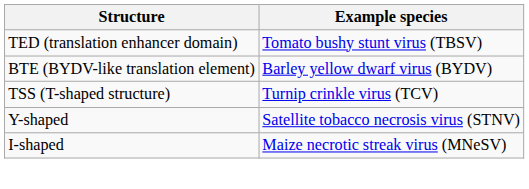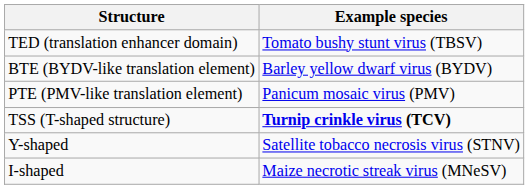+ row: (125, 94)
(350, 94) normal -> (357, 119) bold
